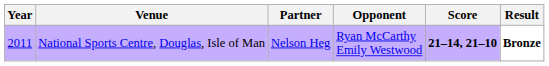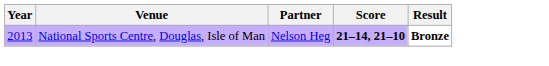- column: (379, 15)
(20, 43) 2011 -> (20, 35) 2013
